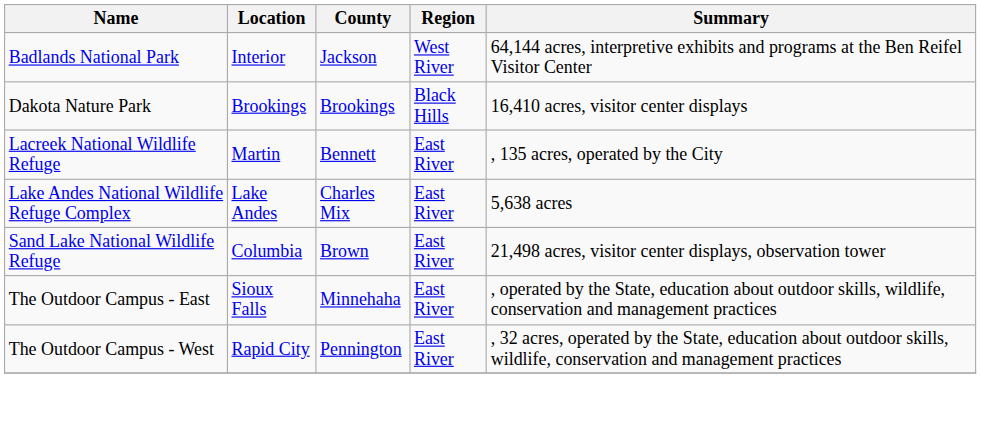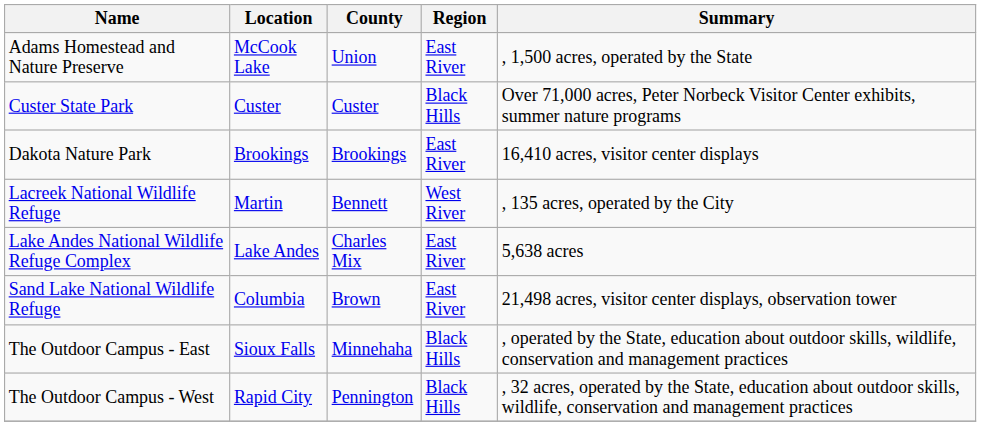+ row: (92, 57)
- row: (94, 57)
+ row: (71, 105)
(435, 105) Black Hills -> (445, 154) East River
(434, 154) East River -> (445, 202) West River
(434, 300) East River -> (446, 348) Black Hills
(434, 348) East River -> (446, 397) Black Hills
